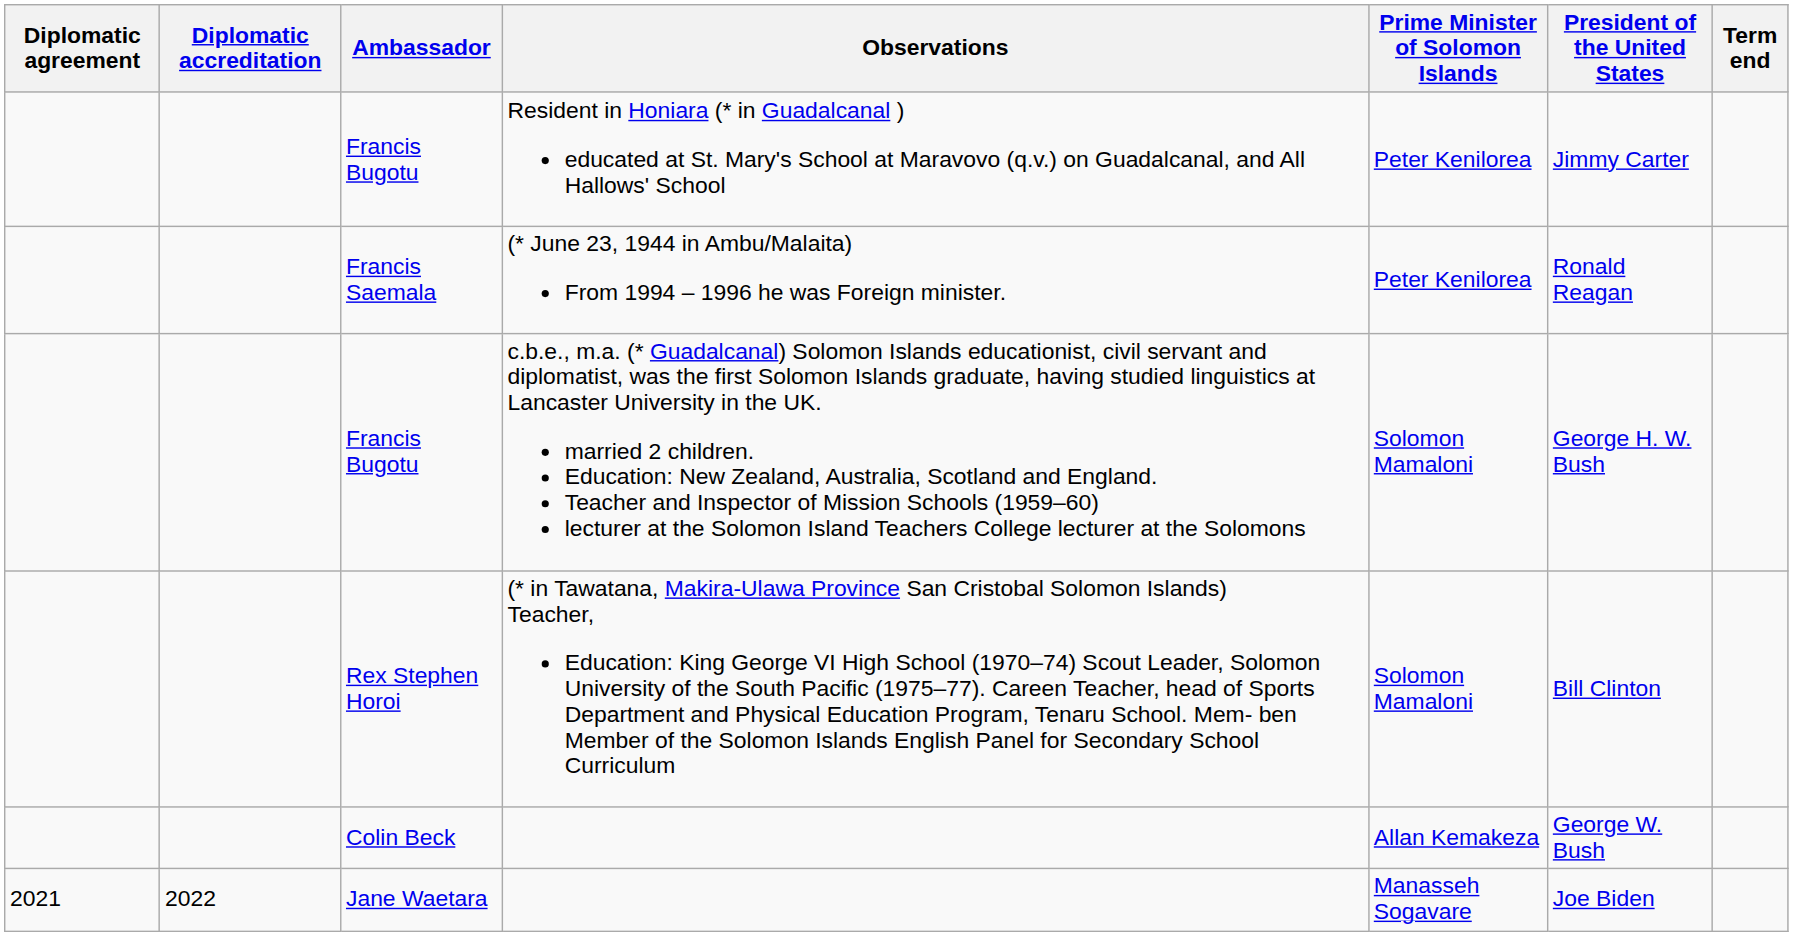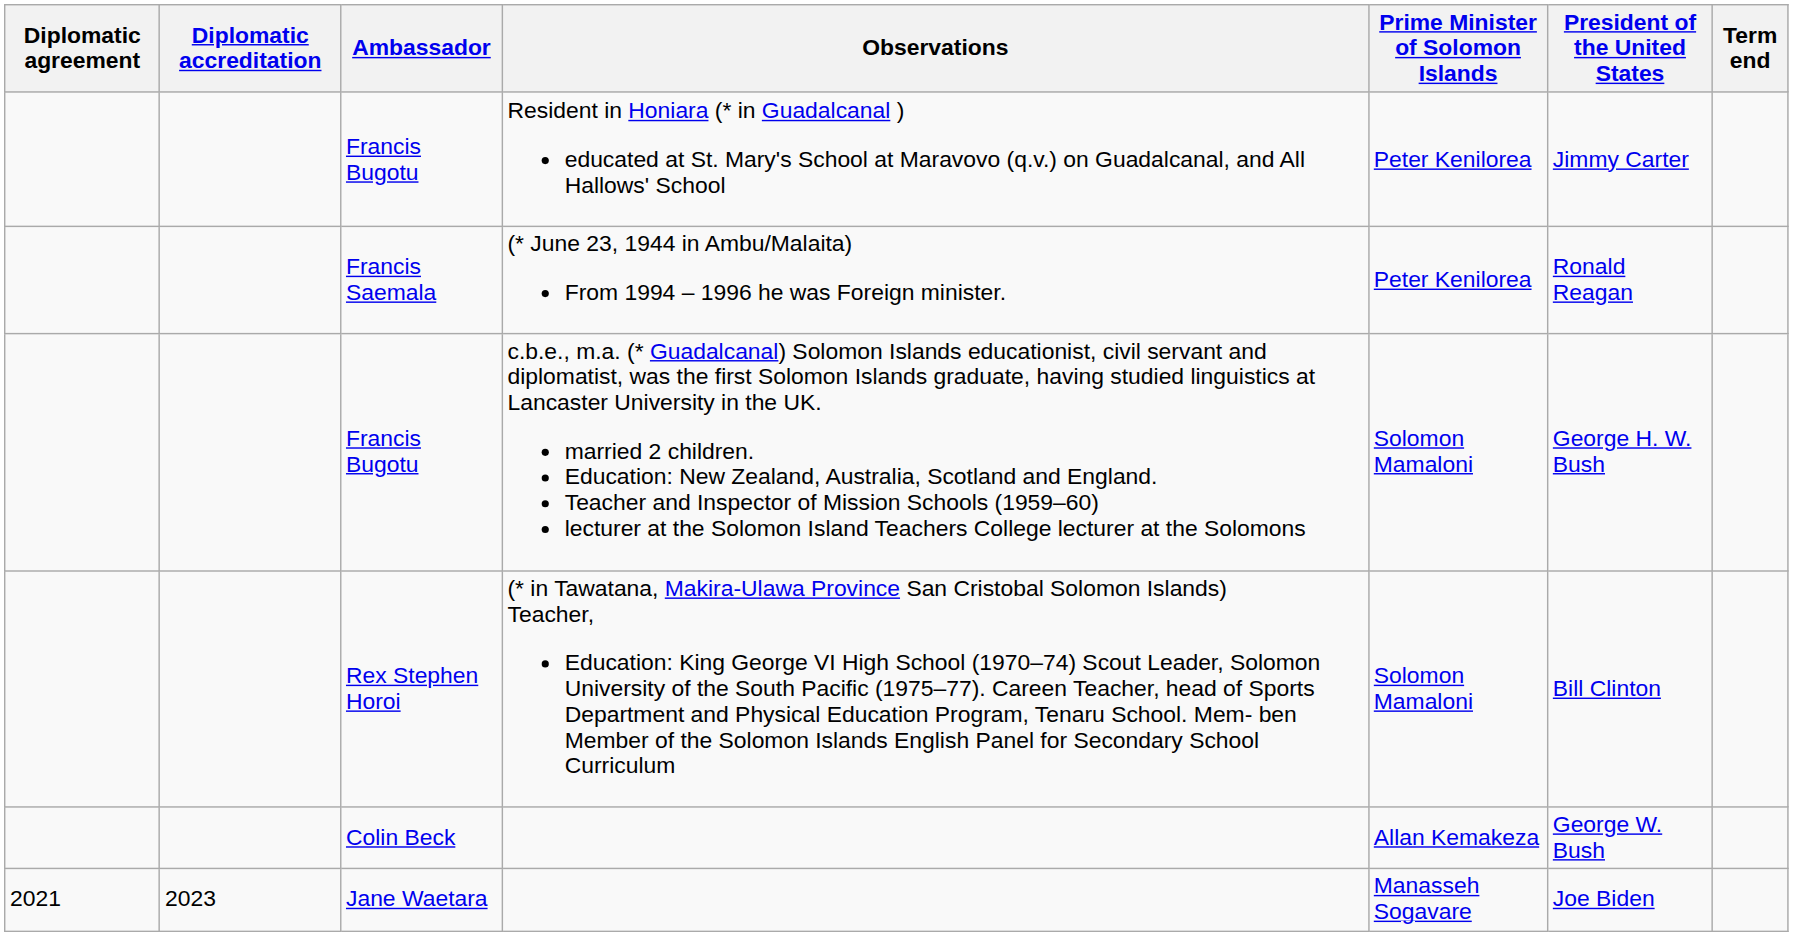(191, 899) 2022 -> (191, 899) 2023
